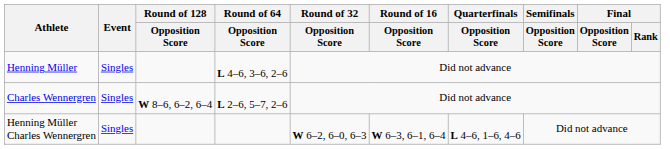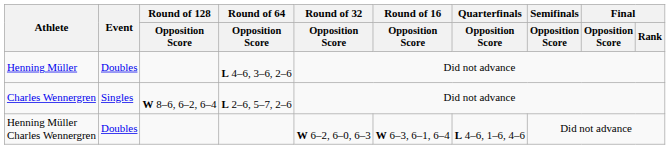(117, 67) Singles -> (119, 67) Doubles
(117, 129) Singles -> (119, 129) Doubles
